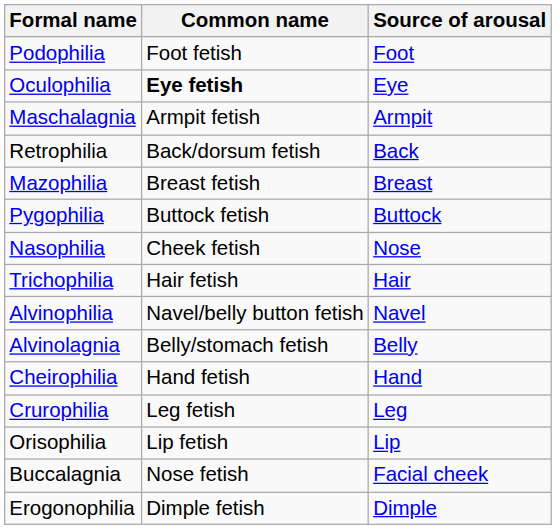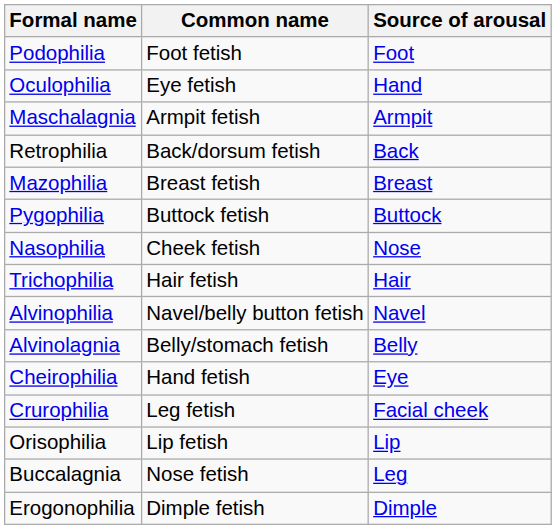(195, 85) bold -> (191, 85) normal
(391, 85) Eye -> (398, 85) Hand
(398, 378) Hand -> (391, 378) Eye
(390, 410) Leg -> (431, 410) Facial cheek
(431, 475) Facial cheek -> (390, 475) Leg
